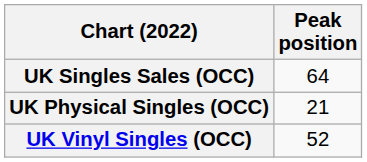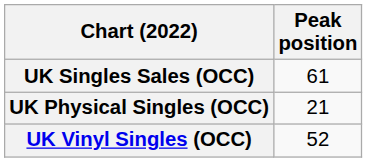(318, 75) 64 -> (318, 75) 61
